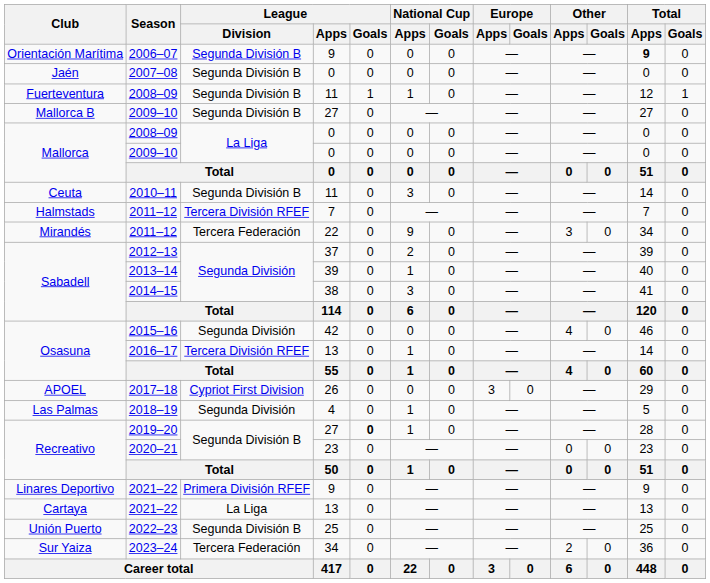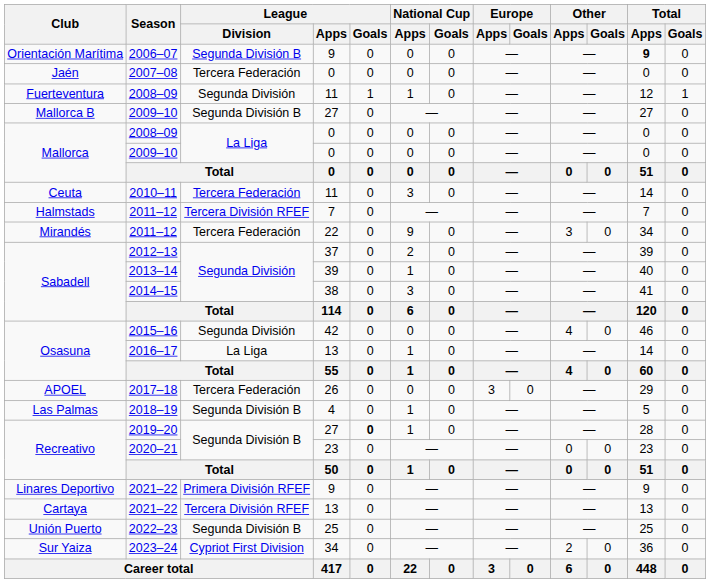(247, 73) Segunda División B -> (247, 73) Tercera Federación
(247, 93) Segunda División B -> (247, 93) Segunda División
(247, 192) Segunda División B -> (247, 192) Tercera Federación
(247, 350) Tercera División RFEF -> (247, 350) La Liga
(247, 390) Cypriot First Division -> (247, 390) Tercera Federación
(247, 410) Segunda División -> (247, 410) Segunda División B
(247, 509) La Liga -> (247, 509) Tercera División RFEF
(247, 548) Tercera Federación -> (247, 548) Cypriot First Division
